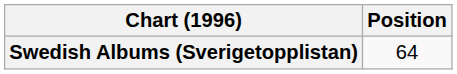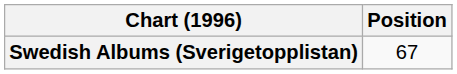(407, 52) 64 -> (407, 52) 67
